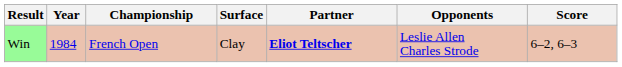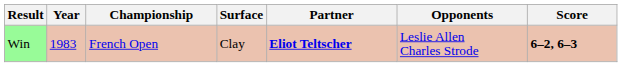(63, 43) 1984 -> (63, 43) 1983
(554, 43) normal -> (554, 43) bold
